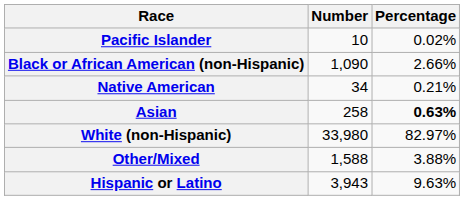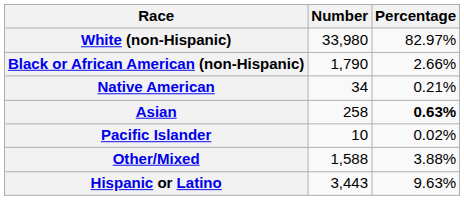rows swapped: (156, 135) <-> (156, 40)
(349, 64) 1,090 -> (349, 64) 1,790
(349, 183) 3,943 -> (349, 183) 3,443
